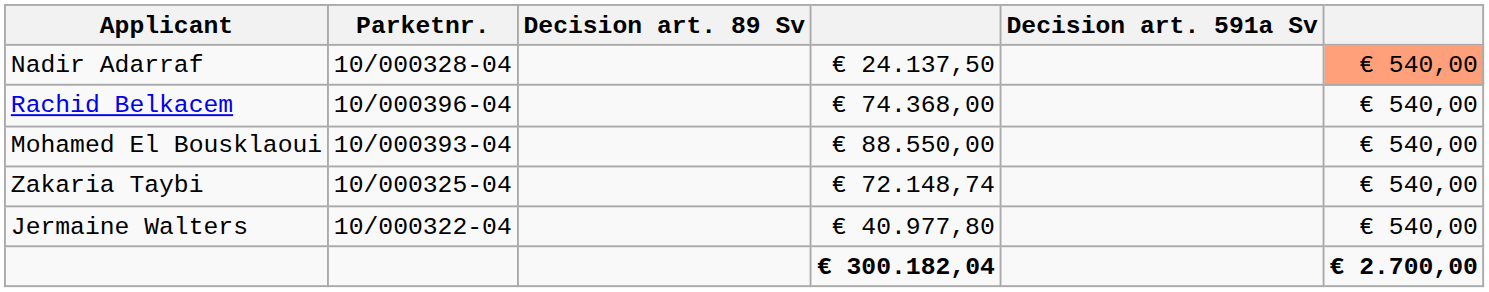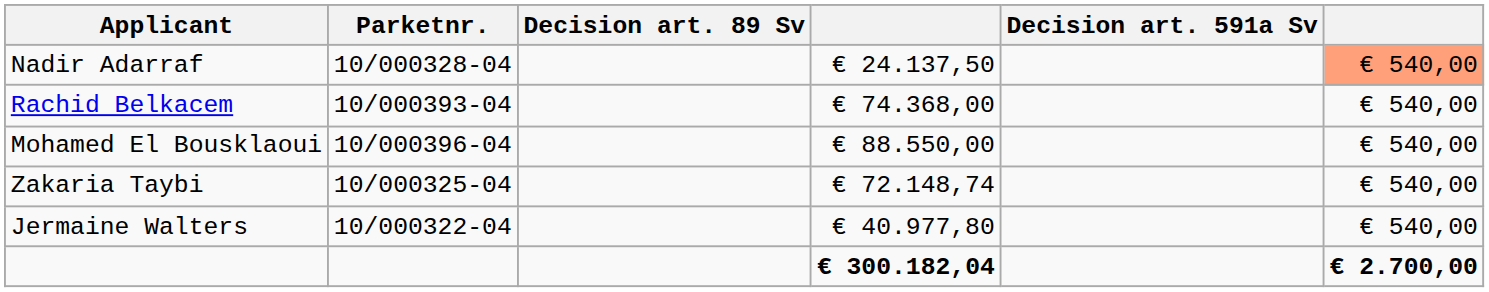(423, 106) 10/000396-04 -> (423, 106) 10/000393-04
(423, 146) 10/000393-04 -> (423, 146) 10/000396-04
